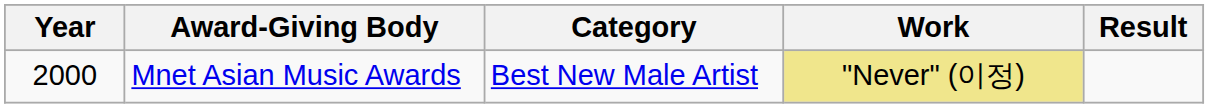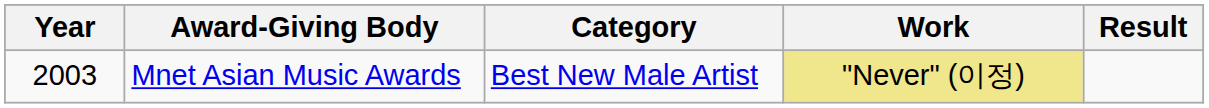(65, 76) 2000 -> (65, 76) 2003
